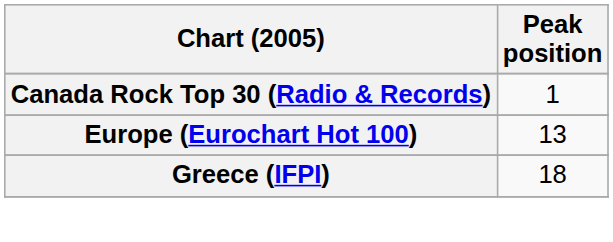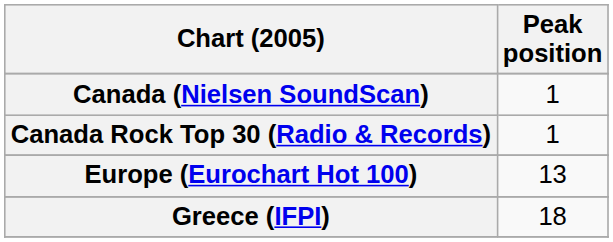+ row: (251, 94)
